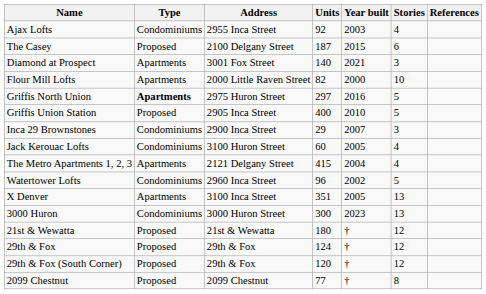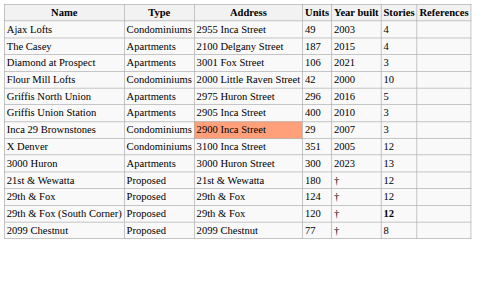(321, 29) 92 -> (310, 29) 49
(157, 46) Proposed -> (151, 46) Apartments
(396, 46) 6 -> (386, 46) 4
(323, 63) 140 -> (313, 63) 106
(162, 79) Apartments -> (159, 79) Condominiums
(321, 79) 82 -> (310, 79) 42
(164, 96) bold -> (151, 96) normal
(323, 96) 297 -> (313, 96) 296
(157, 113) Proposed -> (151, 113) Apartments
(396, 113) 5 -> (386, 113) 3
(241, 130) no background -> (231, 130) lightsalmon background
- row: (48, 146)
- row: (69, 163)
- row: (44, 180)
(162, 197) Apartments -> (159, 146) Condominiums
(399, 197) 13 -> (389, 146) 12
(169, 213) Condominiums -> (151, 163) Apartments
(399, 264) normal -> (389, 213) bold
